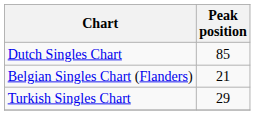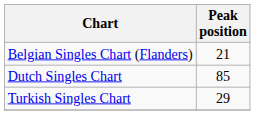rows swapped: (100, 76) <-> (65, 53)
